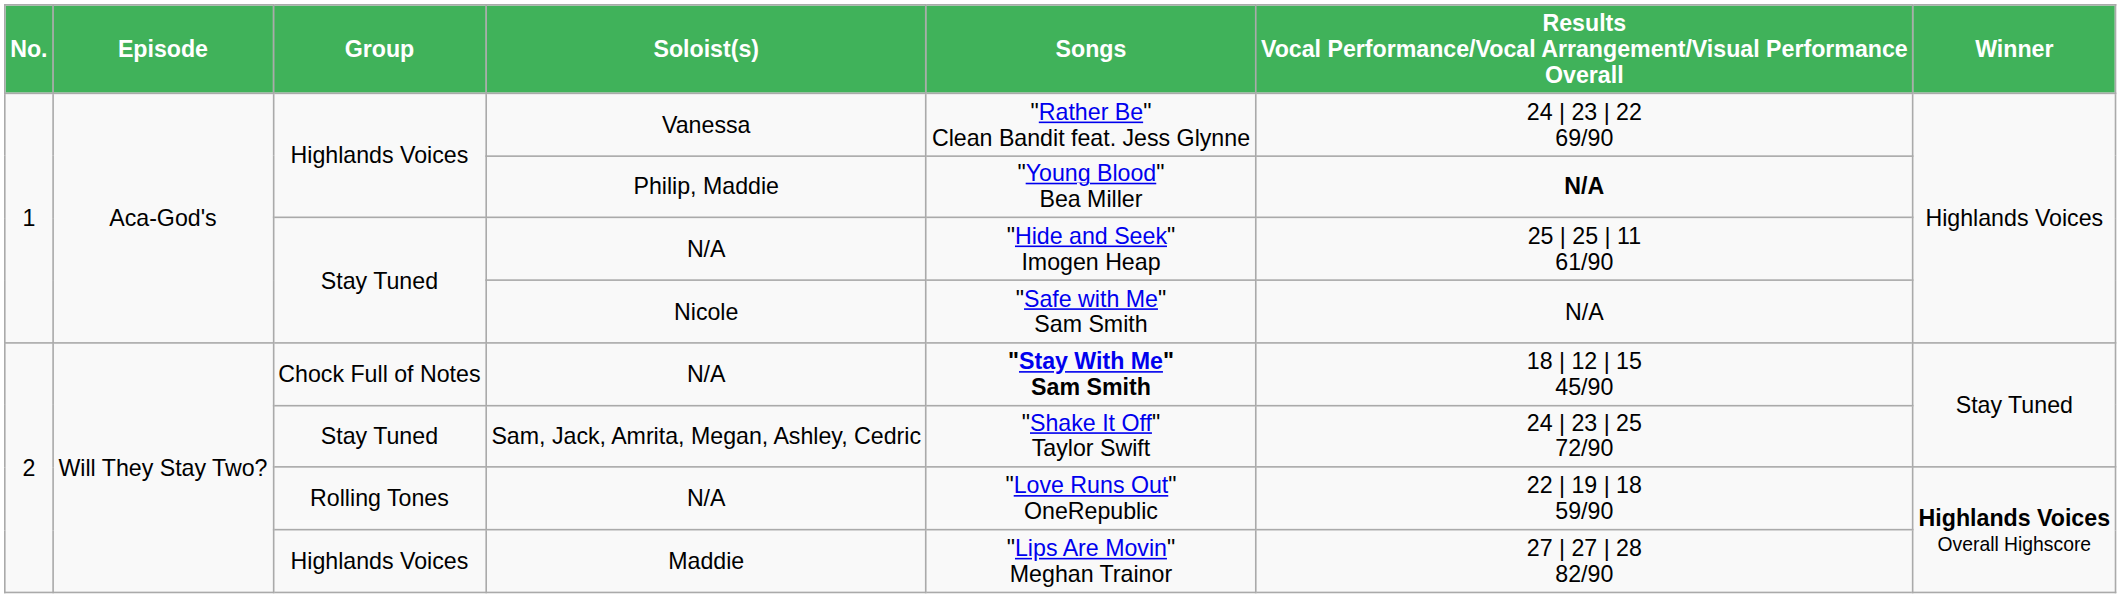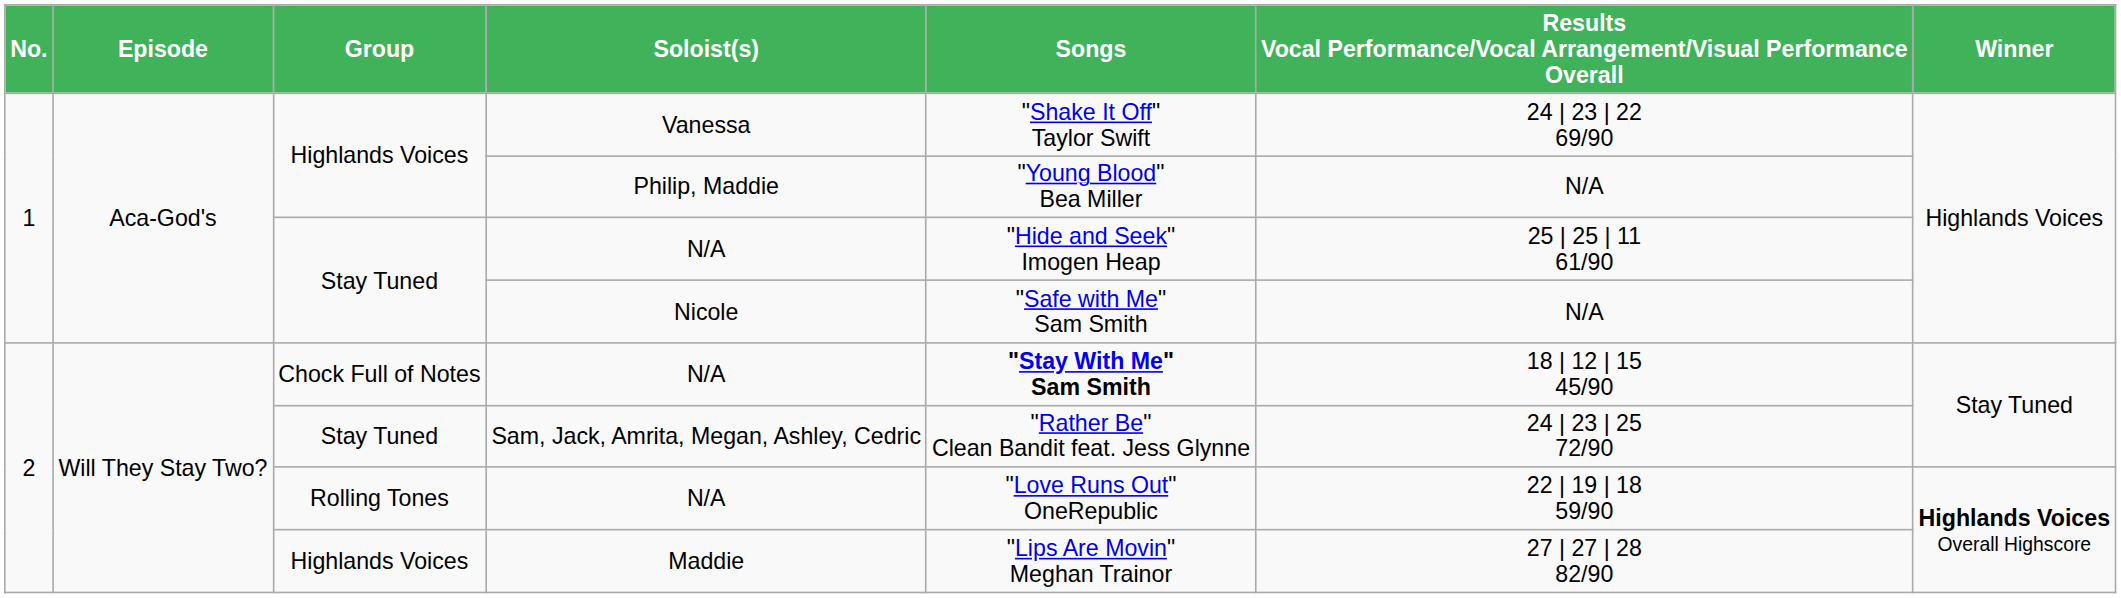(1091, 125) "Rather Be" Clean Bandit feat. Jess Glynne -> (1091, 125) "Shake It Off" Taylor Swift
(1584, 187) bold -> (1584, 187) normal
(1091, 436) "Shake It Off" Taylor Swift -> (1091, 436) "Rather Be" Clean Bandit feat. Jess Glynne
